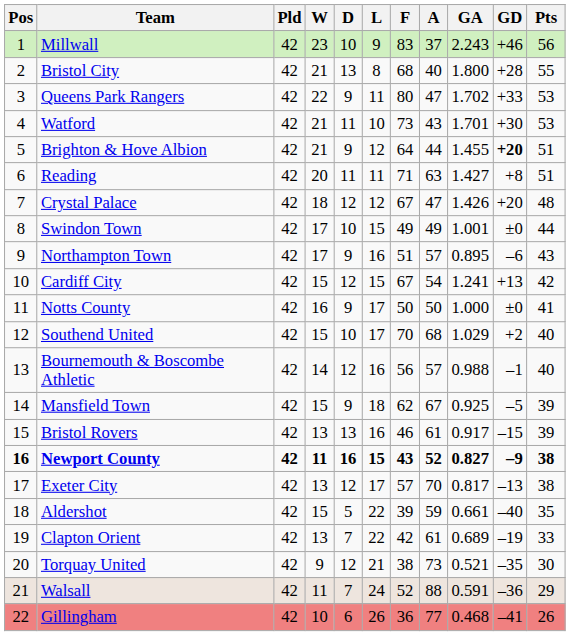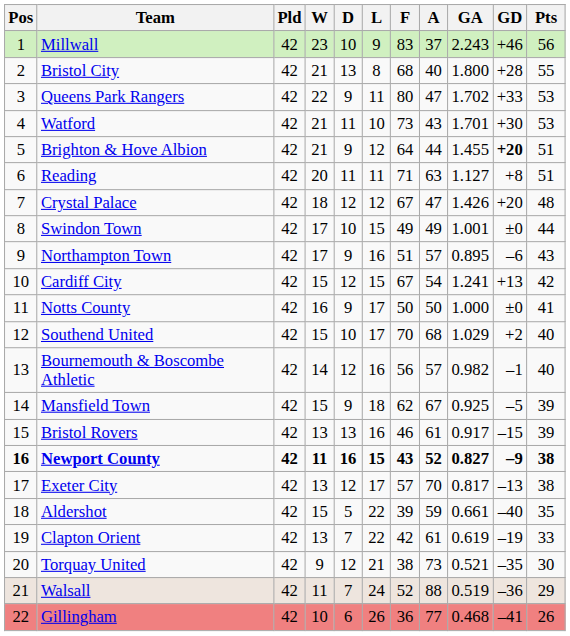(470, 176) 1.427 -> (470, 176) 1.127
(470, 370) 0.988 -> (470, 370) 0.982
(470, 537) 0.689 -> (470, 537) 0.619
(470, 590) 0.591 -> (470, 590) 0.519
